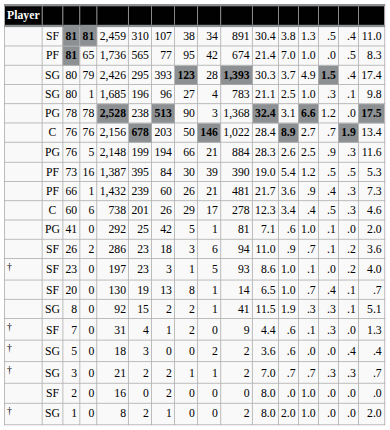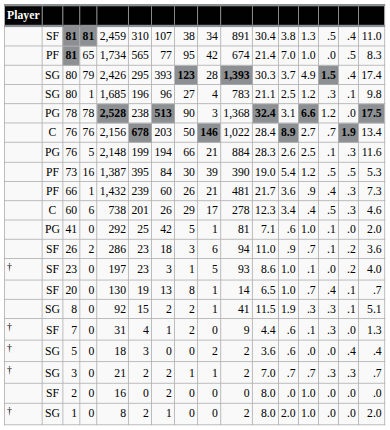(113, 56) 1,736 -> (113, 56) 1,734
(308, 94) 1.0 -> (308, 94) 1.2
(331, 152) .9 -> (331, 152) .1
